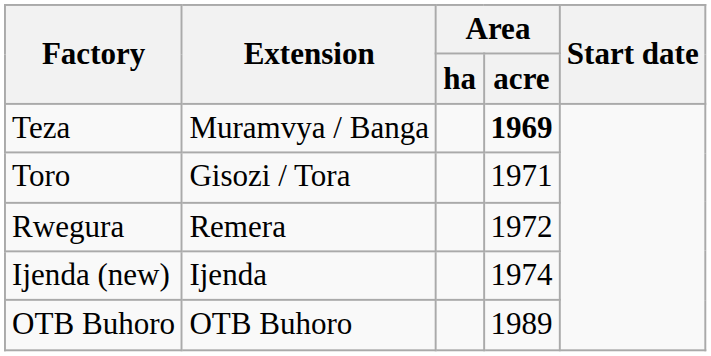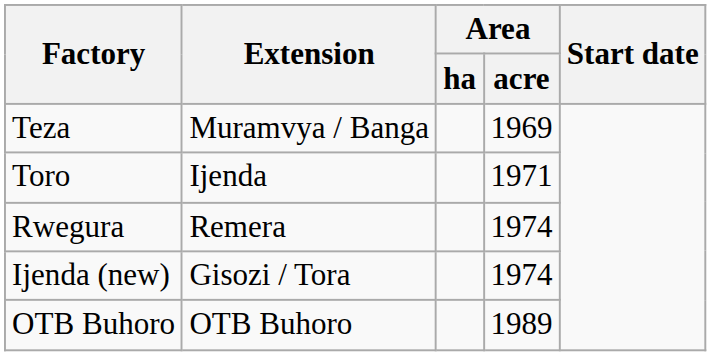(521, 127) bold -> (521, 127) normal
(270, 176) Gisozi / Tora -> (228, 176) Ijenda
(521, 226) 1972 -> (521, 226) 1974
(228, 275) Ijenda -> (270, 275) Gisozi / Tora
